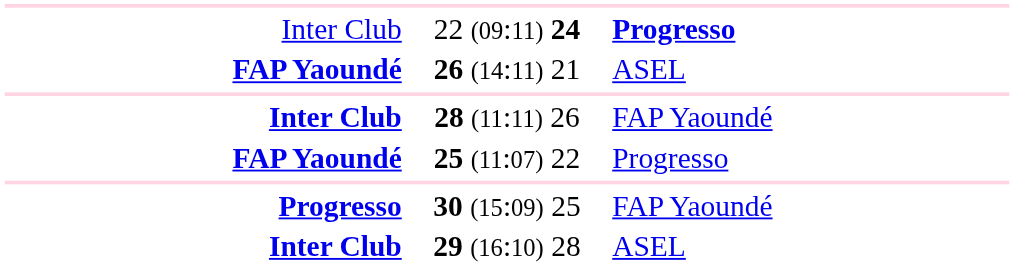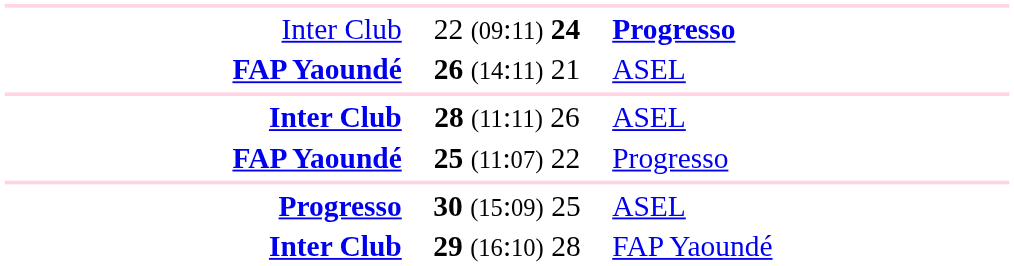(692, 117) FAP Yaoundé -> (649, 117) ASEL
(692, 206) FAP Yaoundé -> (649, 206) ASEL
(649, 246) ASEL -> (692, 246) FAP Yaoundé
